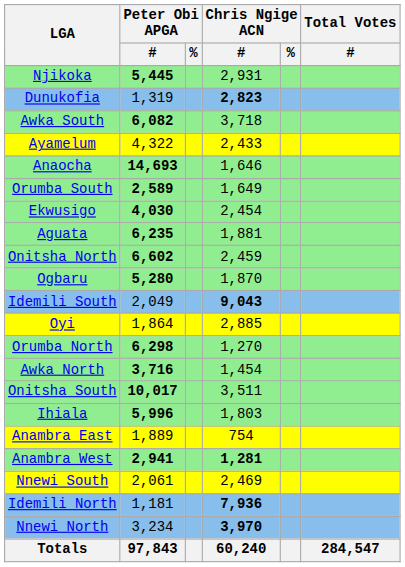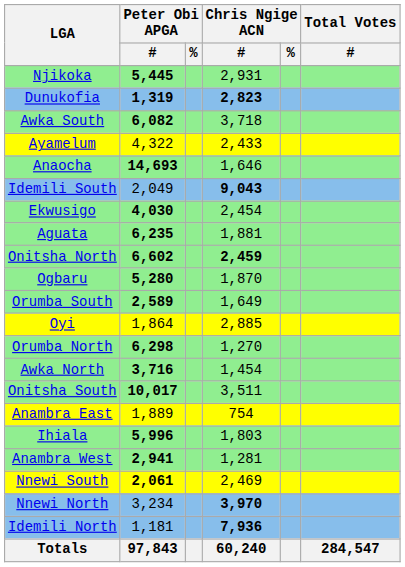(153, 100) normal -> (153, 100) bold
rows swapped: (62, 190) <-> (62, 302)
(241, 257) normal -> (241, 257) bold
rows swapped: (62, 415) <-> (62, 438)
(241, 460) bold -> (241, 460) normal
(153, 483) normal -> (153, 483) bold
rows swapped: (62, 505) <-> (62, 528)
